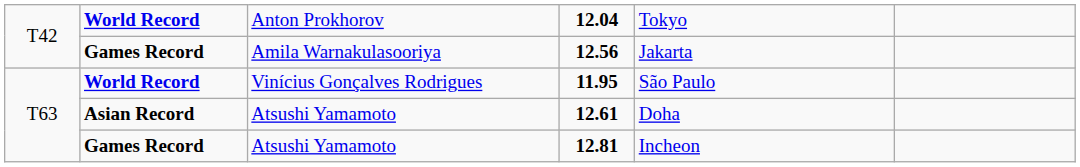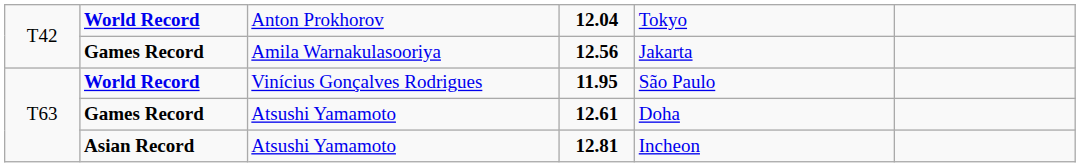(139, 114) Asian Record -> (144, 114) Games Record
(144, 145) Games Record -> (139, 145) Asian Record
